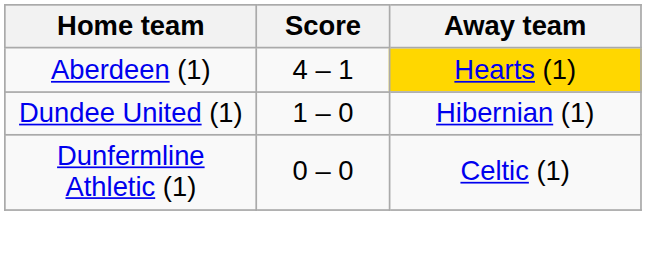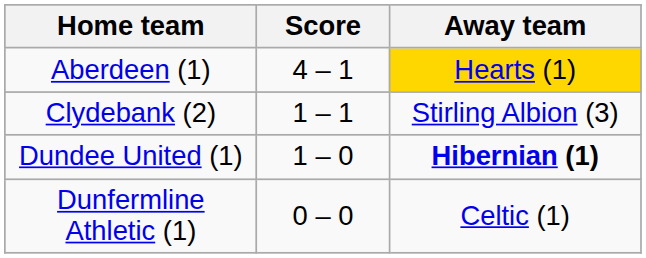+ row: (131, 112)
(515, 112) normal -> (515, 156) bold
